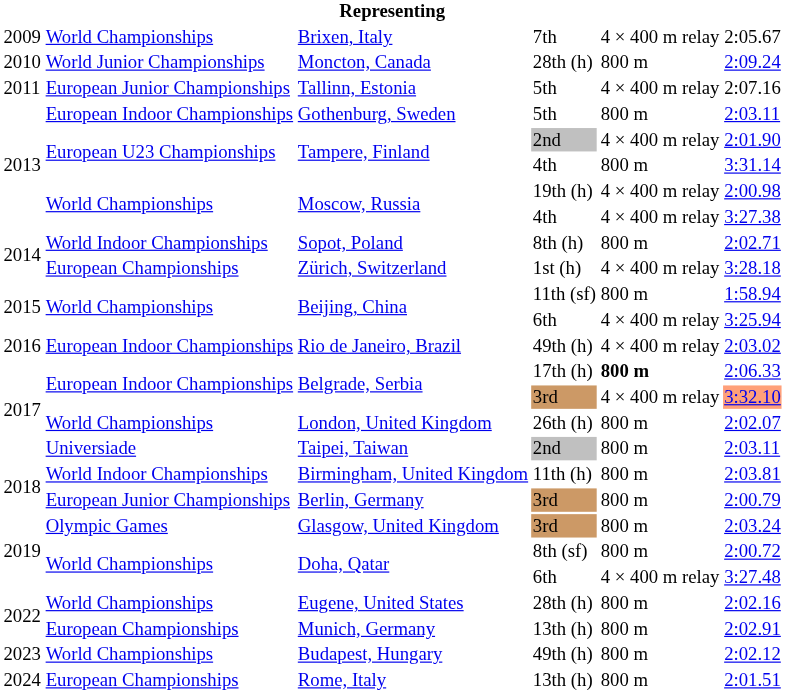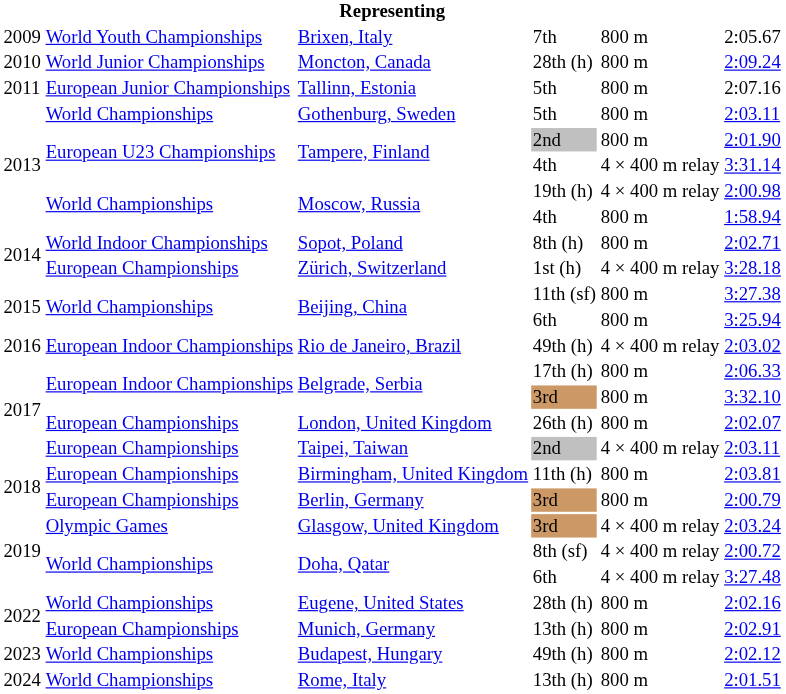(129, 36) World Championships -> (154, 36) World Youth Championships
(660, 36) 4 × 400 m relay -> (624, 36) 800 m
(660, 88) 4 × 400 m relay -> (624, 88) 800 m
(169, 113) European Indoor Championships -> (129, 113) World Championships
(660, 139) 4 × 400 m relay -> (624, 139) 800 m
(624, 165) 800 m -> (660, 165) 4 × 400 m relay
(660, 216) 4 × 400 m relay -> (624, 216) 800 m
(752, 216) 3:27.38 -> (752, 216) 1:58.94
(752, 294) 1:58.94 -> (752, 294) 3:27.38
(660, 319) 4 × 400 m relay -> (624, 319) 800 m
(625, 371) bold -> (624, 371) normal
(660, 397) 4 × 400 m relay -> (624, 397) 800 m
(752, 397) lightsalmon background -> (752, 397) no background
(129, 422) World Championships -> (142, 422) European Championships
(91, 448) Universiade -> (142, 448) European Championships
(624, 448) 800 m -> (660, 448) 4 × 400 m relay
(157, 474) World Indoor Championships -> (142, 474) European Championships
(168, 500) European Junior Championships -> (142, 500) European Championships
(624, 525) 800 m -> (660, 525) 4 × 400 m relay
(624, 551) 800 m -> (660, 551) 4 × 400 m relay
(142, 680) European Championships -> (129, 680) World Championships
